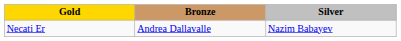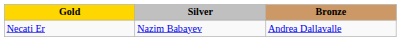columns swapped: (331, 12) <-> (200, 12)
